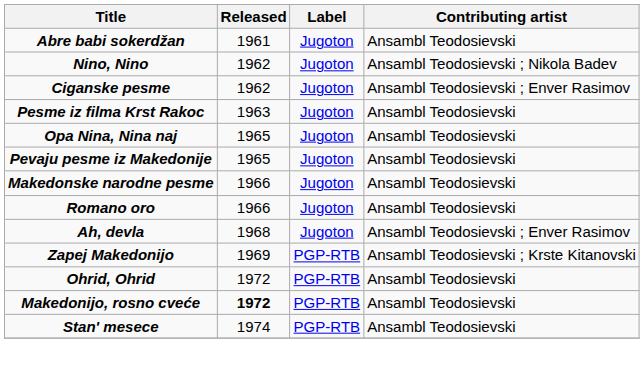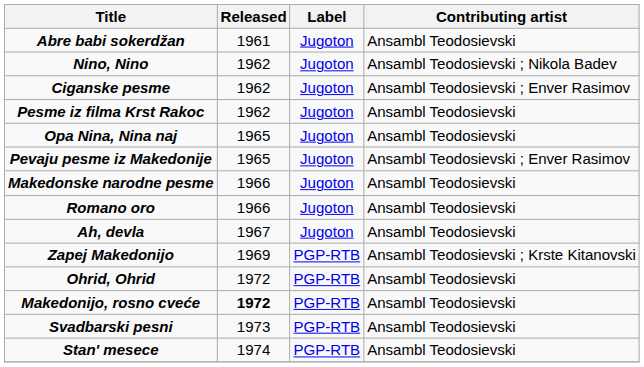(254, 112) 1963 -> (254, 112) 1962
(441, 160) Ansambl Teodosievski -> (499, 160) Ansambl Teodosievski ; Enver Rasimov
(254, 231) 1968 -> (254, 231) 1967
(499, 231) Ansambl Teodosievski ; Enver Rasimov -> (441, 231) Ansambl Teodosievski
+ row: (111, 326)
